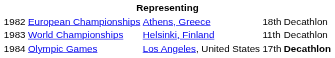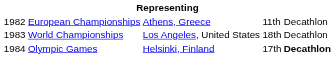(272, 21) 18th -> (272, 21) 11th
(179, 35) Helsinki, Finland -> (201, 35) Los Angeles, United States
(272, 35) 11th -> (272, 35) 18th
(201, 48) Los Angeles, United States -> (179, 48) Helsinki, Finland
